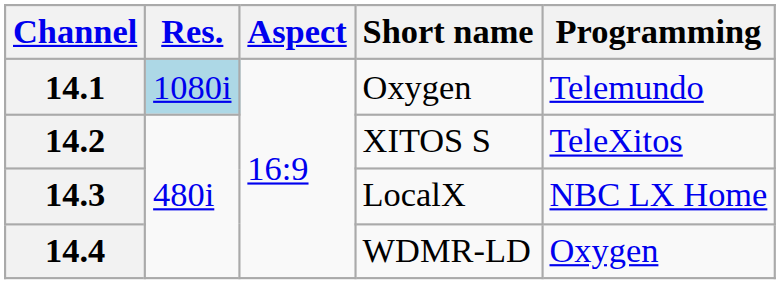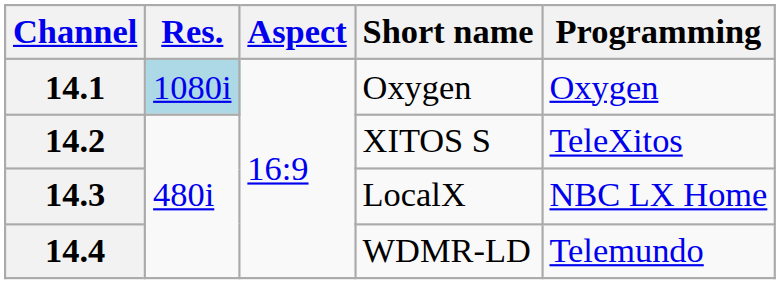(627, 86) Telemundo -> (604, 86) Oxygen
(604, 250) Oxygen -> (627, 250) Telemundo
